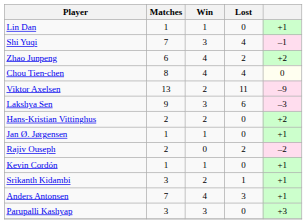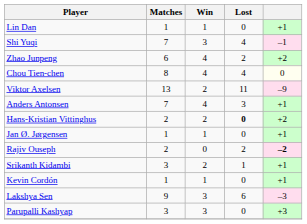rows swapped: (38, 195) <-> (30, 104)
(244, 119) normal -> (244, 119) bold
(282, 149) normal -> (282, 149) bold
rows swapped: (32, 165) <-> (38, 180)
